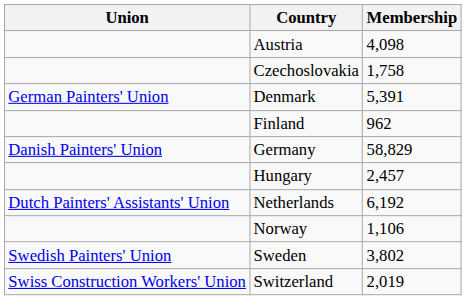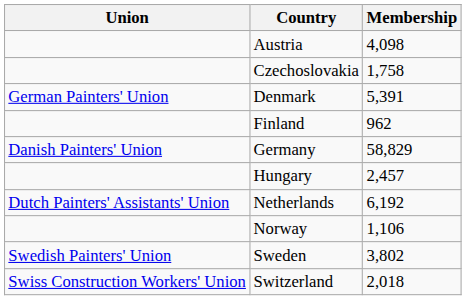(385, 281) 2,019 -> (385, 281) 2,018
